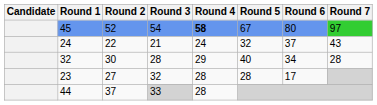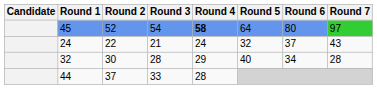(245, 28) 67 -> (245, 28) 64
- row: (66, 76)
(156, 92) lightgrey background -> (156, 76) no background
